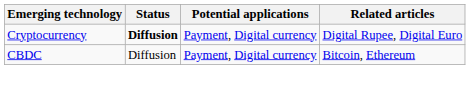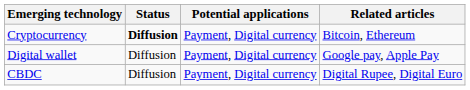(392, 34) Digital Rupee, Digital Euro -> (369, 34) Bitcoin, Ethereum
+ row: (42, 54)
(369, 54) Bitcoin, Ethereum -> (392, 74) Digital Rupee, Digital Euro
